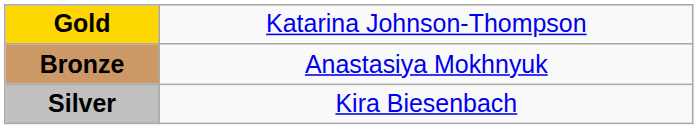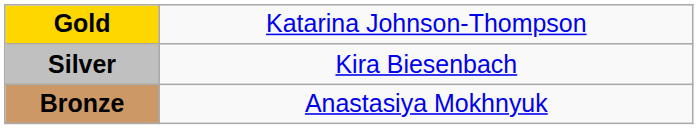rows swapped: (82, 103) <-> (82, 63)
